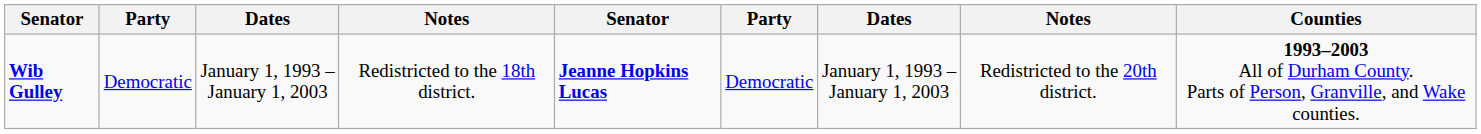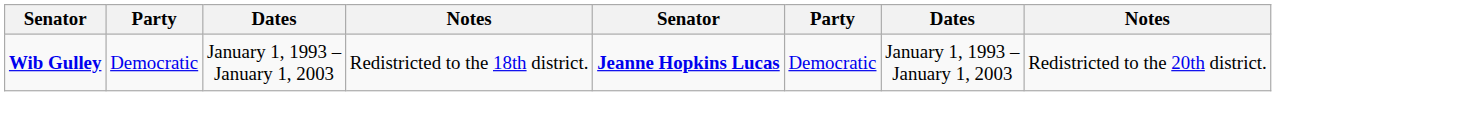- column: (1326, 19)
